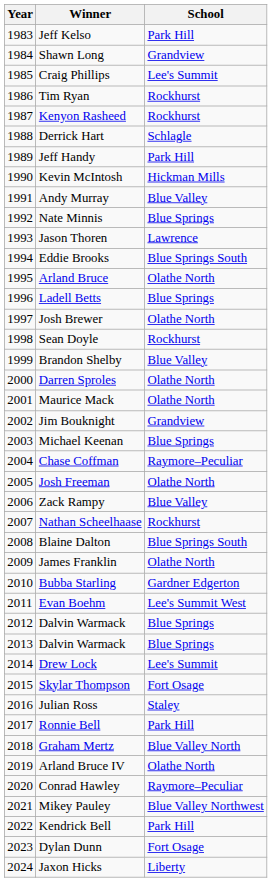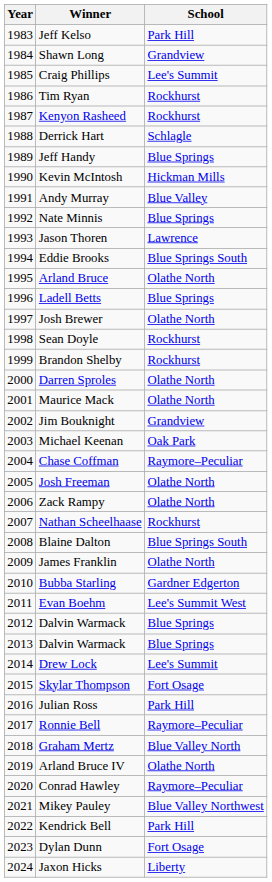(171, 156) Park Hill -> (181, 156) Blue Springs
(177, 359) Blue Valley -> (174, 359) Rockhurst
(181, 440) Blue Springs -> (171, 440) Oak Park
(177, 501) Blue Valley -> (181, 501) Olathe North
(163, 704) Staley -> (171, 704) Park Hill
(171, 725) Park Hill -> (195, 725) Raymore–Peculiar
